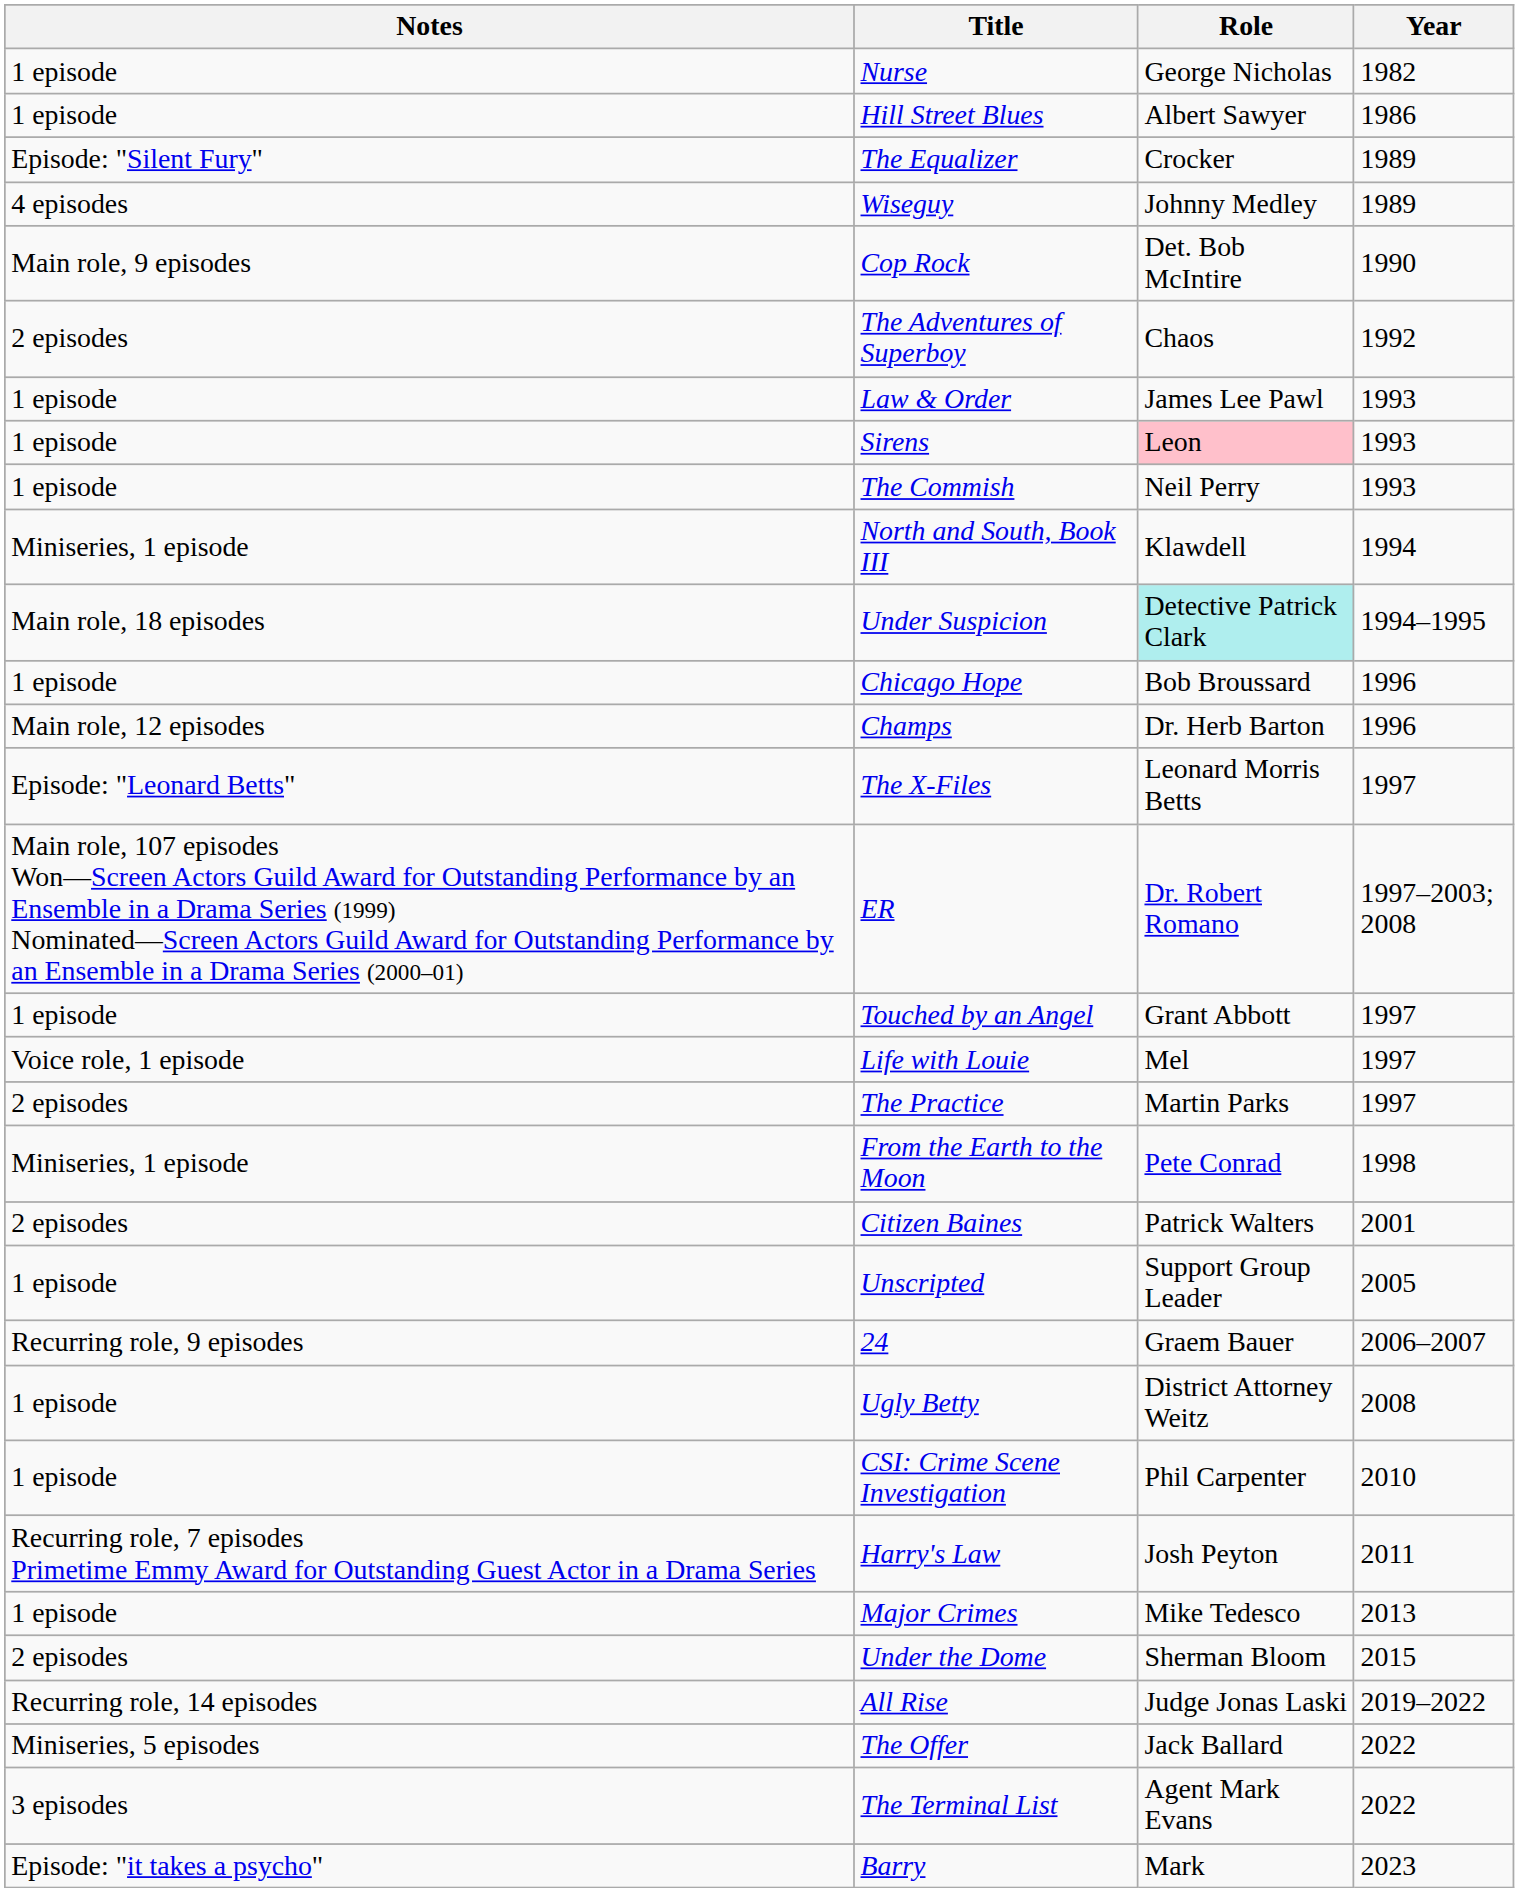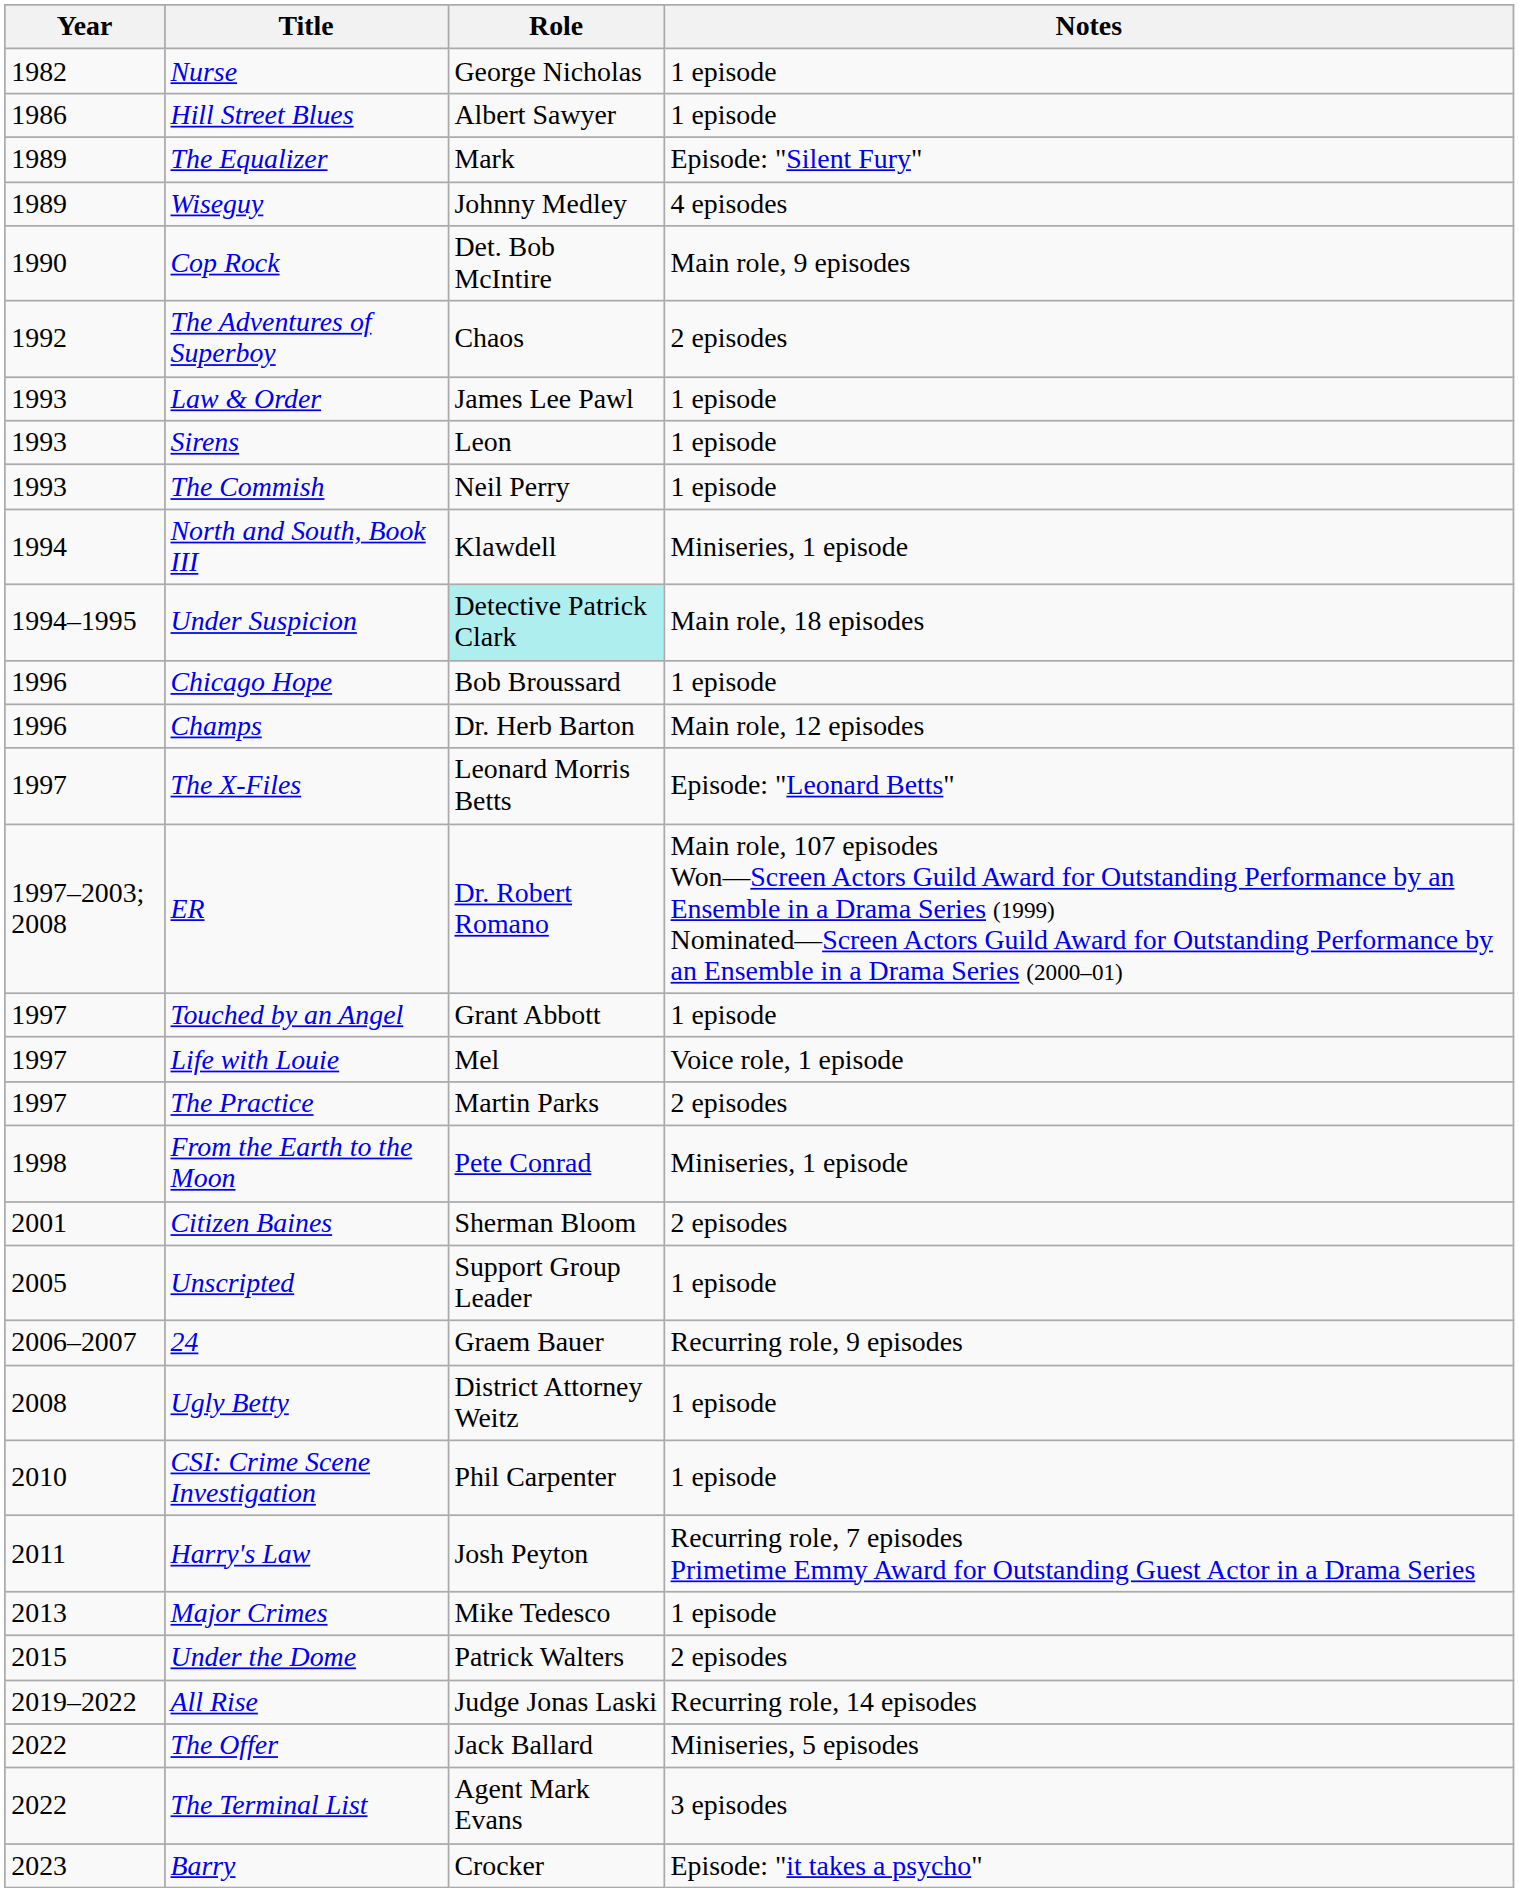columns swapped: (1434, 26) <-> (429, 26)
(1189, 159) Crocker -> (485, 159) Mark
(1173, 442) pink background -> (483, 442) no background
(1229, 1222) Patrick Walters -> (545, 1222) Sherman Bloom
(1235, 1657) Sherman Bloom -> (539, 1657) Patrick Walters
(1175, 1865) Mark -> (499, 1865) Crocker
